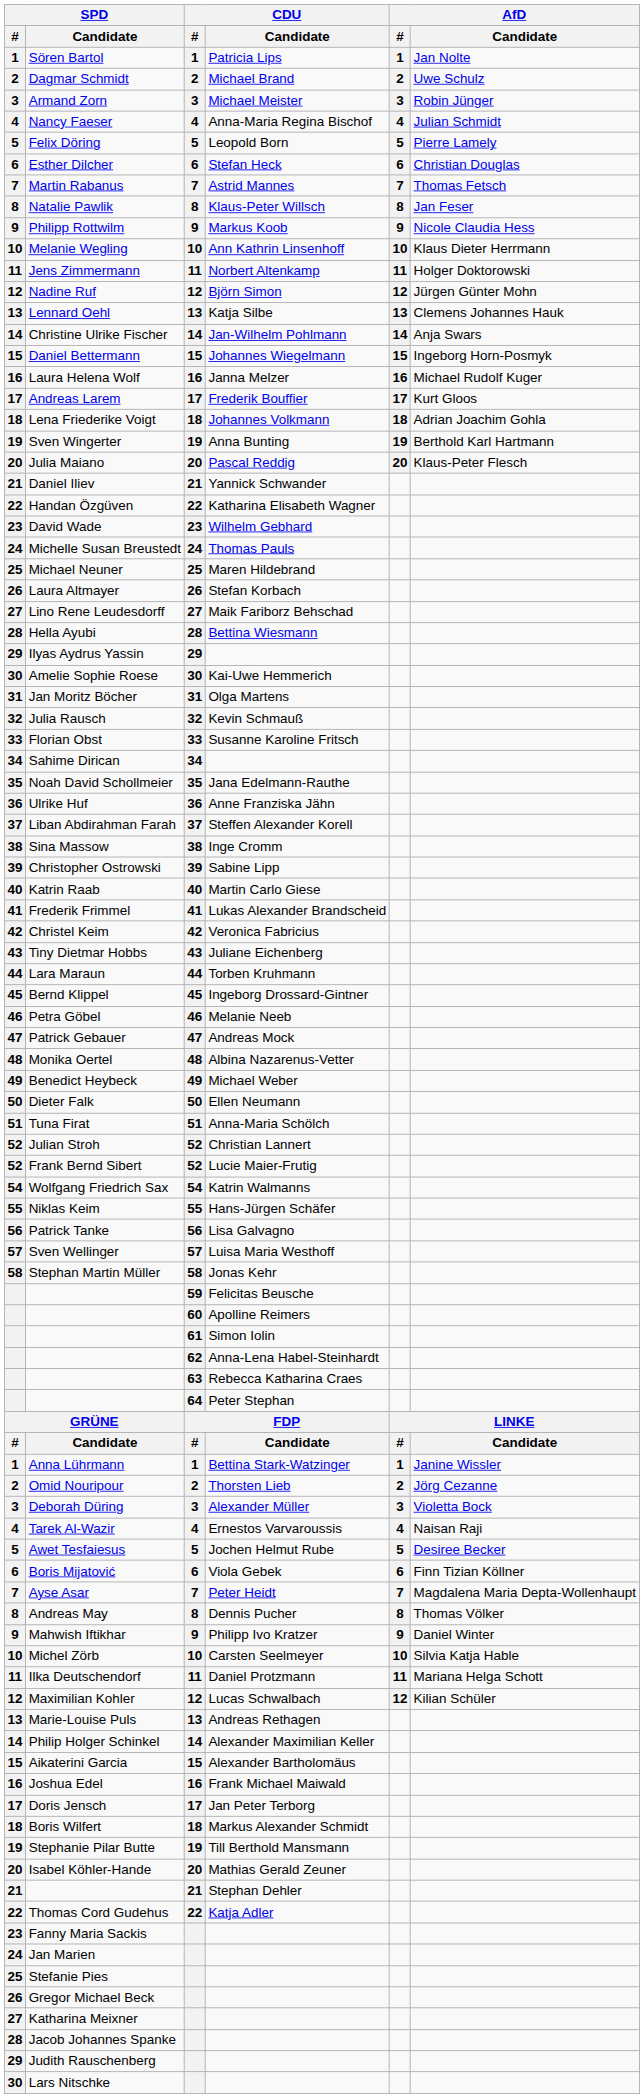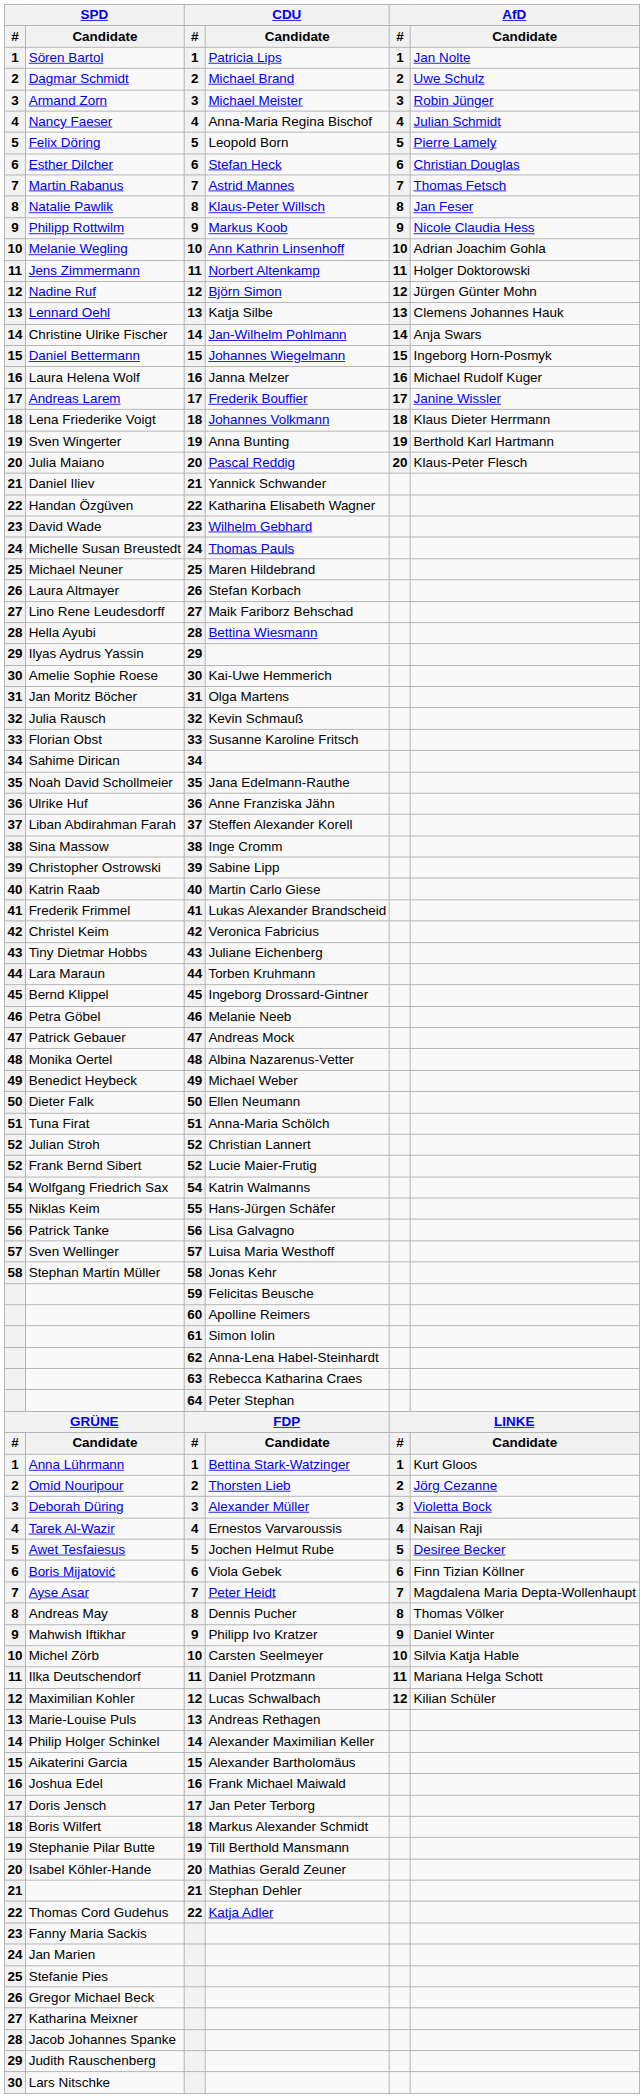(482, 249) Klaus Dieter Herrmann -> (480, 249) Adrian Joachim Gohla
(445, 398) Kurt Gloos -> (457, 398) Janine Wissler
(480, 420) Adrian Joachim Gohla -> (482, 420) Klaus Dieter Herrmann
(457, 1464) Janine Wissler -> (445, 1464) Kurt Gloos
